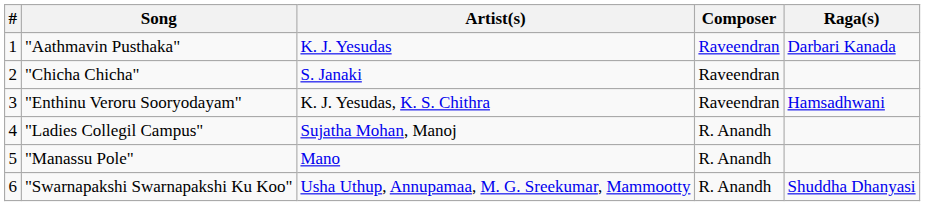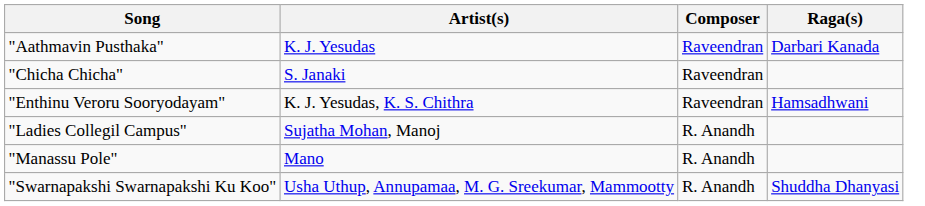- column: (13, 18)
